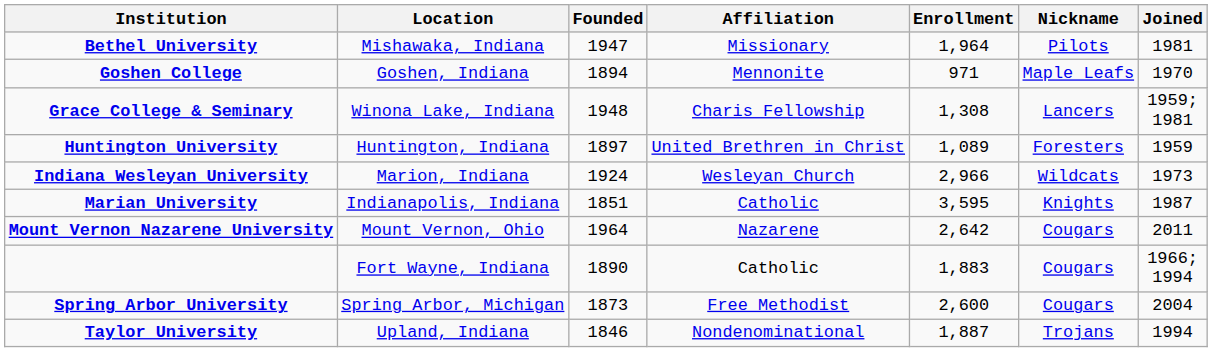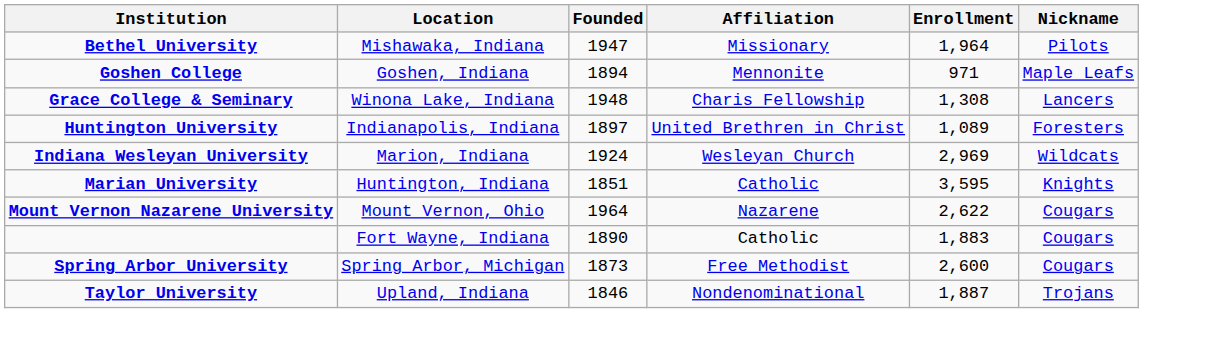- column: (1173, 18)
(453, 148) Huntington, Indiana -> (453, 129) Indianapolis, Indiana
(964, 176) 2,966 -> (964, 156) 2,969
(453, 203) Indianapolis, Indiana -> (453, 184) Huntington, Indiana
(964, 231) 2,642 -> (964, 211) 2,622
